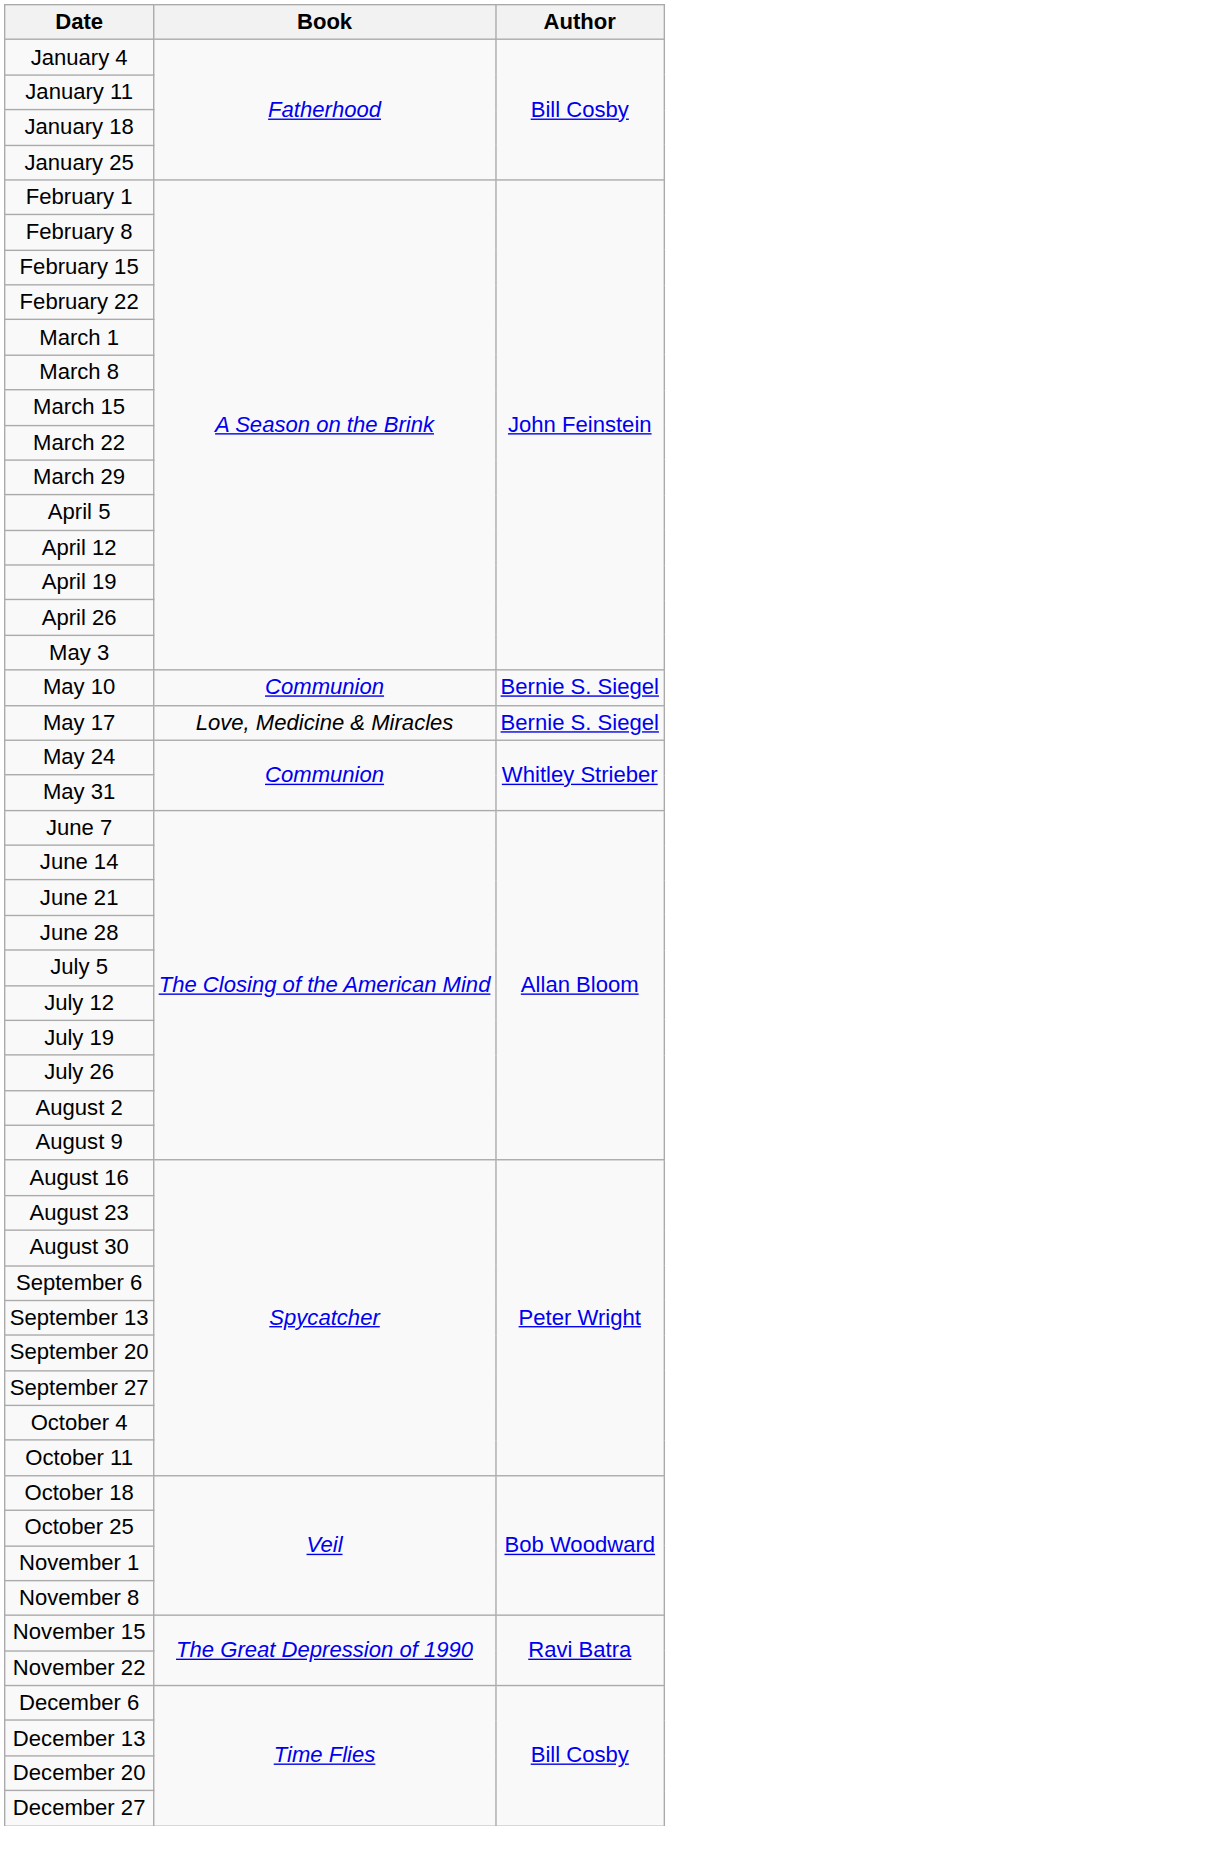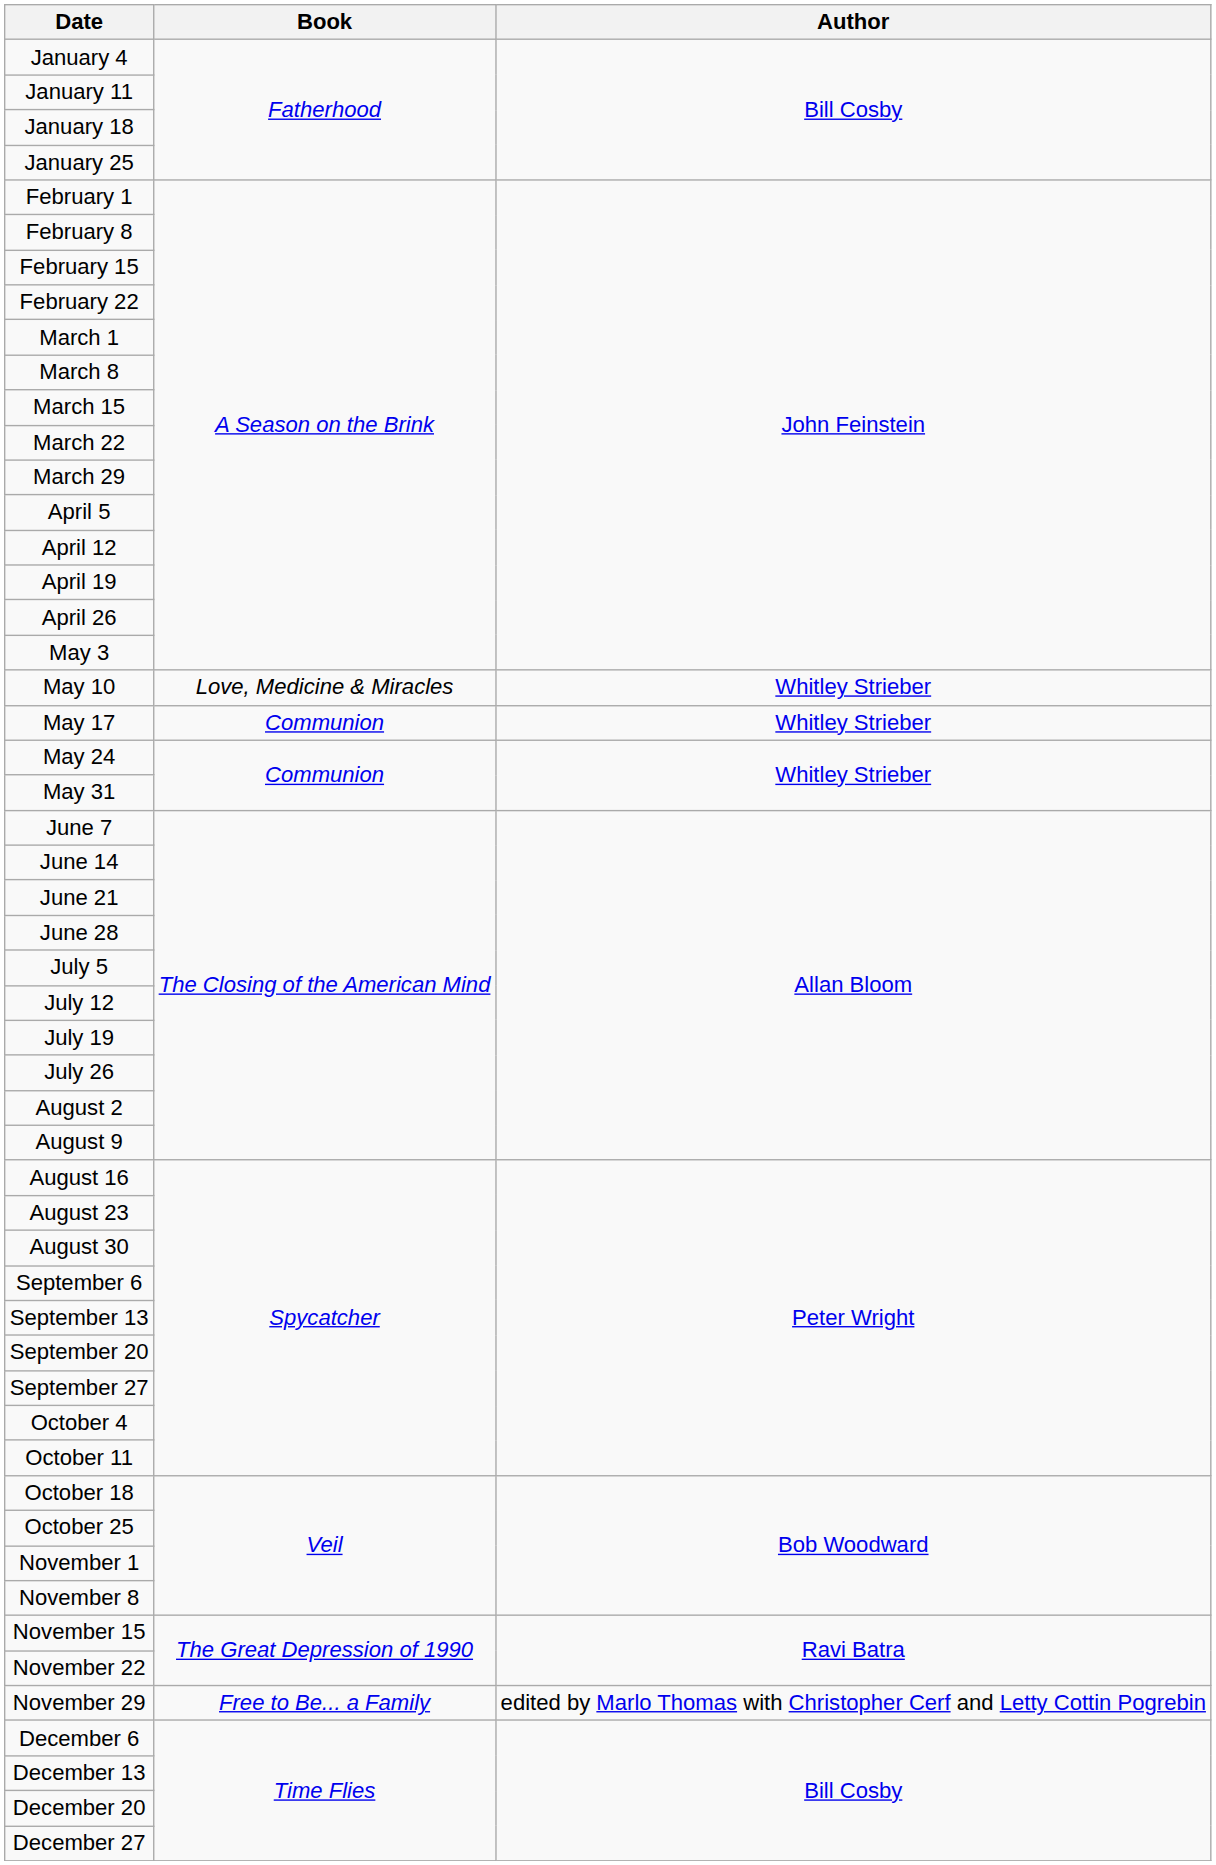(325, 687) Communion -> (325, 687) Love, Medicine & Miracles
(580, 687) Bernie S. Siegel -> (853, 687) Whitley Strieber
(325, 722) Love, Medicine & Miracles -> (325, 722) Communion
(580, 722) Bernie S. Siegel -> (853, 722) Whitley Strieber
+ row: (79, 1702)
